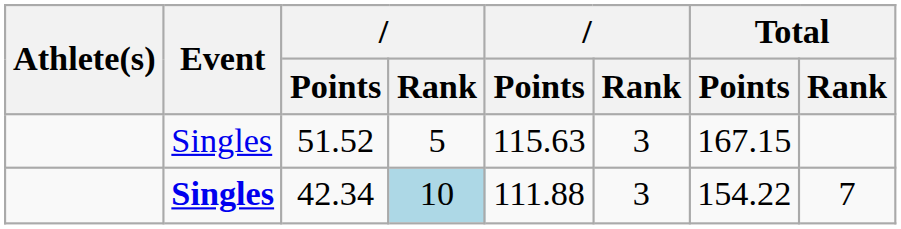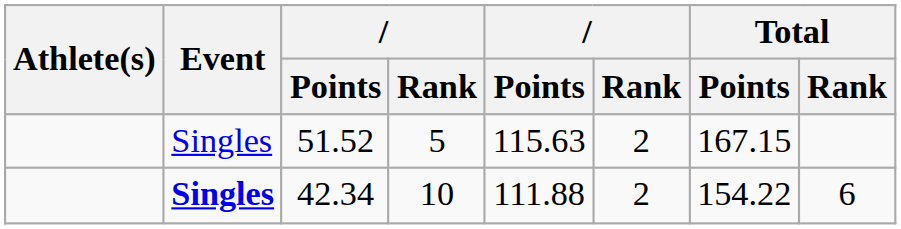(641, 140) 3 -> (641, 140) 2
(437, 194) lightblue background -> (437, 194) no background
(641, 194) 3 -> (641, 194) 2
(847, 194) 7 -> (847, 194) 6
